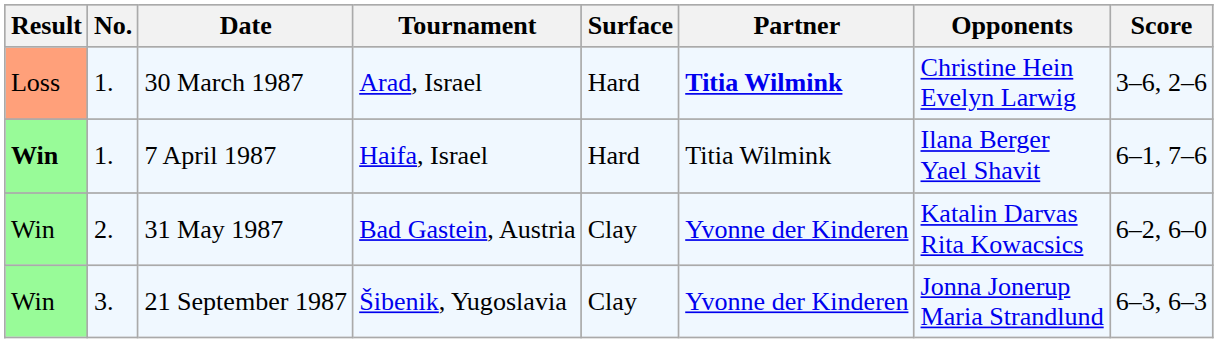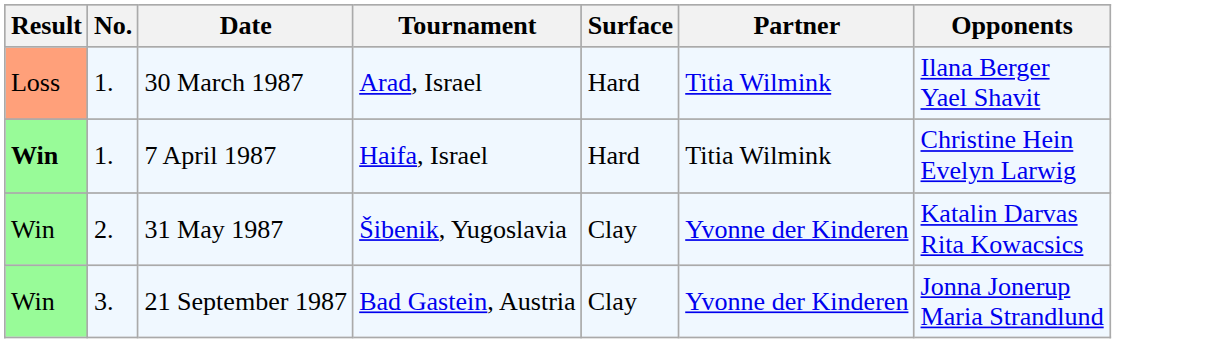- column: (1161, 25)
(764, 82) bold -> (758, 82) normal
(998, 82) Christine Hein Evelyn Larwig -> (985, 82) Ilana Berger Yael Shavit
(985, 155) Ilana Berger Yael Shavit -> (998, 155) Christine Hein Evelyn Larwig
(467, 227) Bad Gastein, Austria -> (463, 227) Šibenik, Yugoslavia
(463, 300) Šibenik, Yugoslavia -> (467, 300) Bad Gastein, Austria
